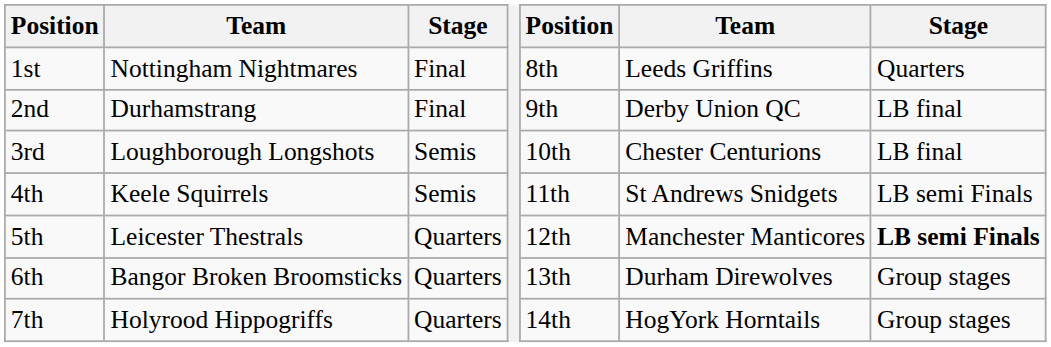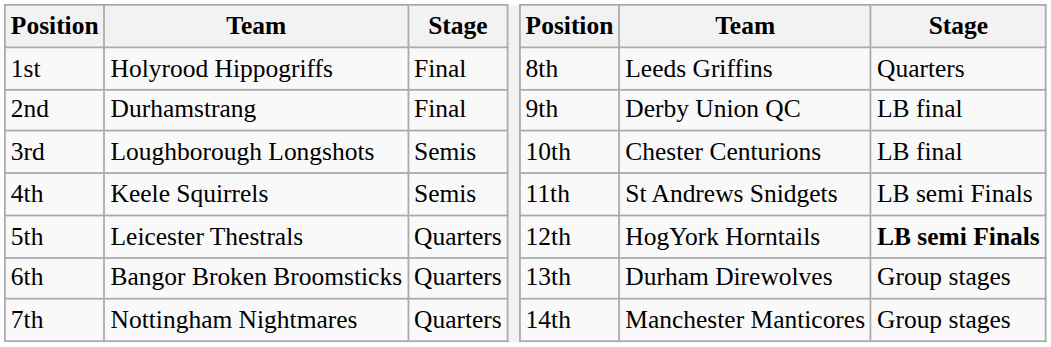(234, 67) Nottingham Nightmares -> (222, 67) Holyrood Hippogriffs
(745, 236) Manchester Manticores -> (723, 236) HogYork Horntails
(222, 320) Holyrood Hippogriffs -> (234, 320) Nottingham Nightmares
(723, 320) HogYork Horntails -> (745, 320) Manchester Manticores
